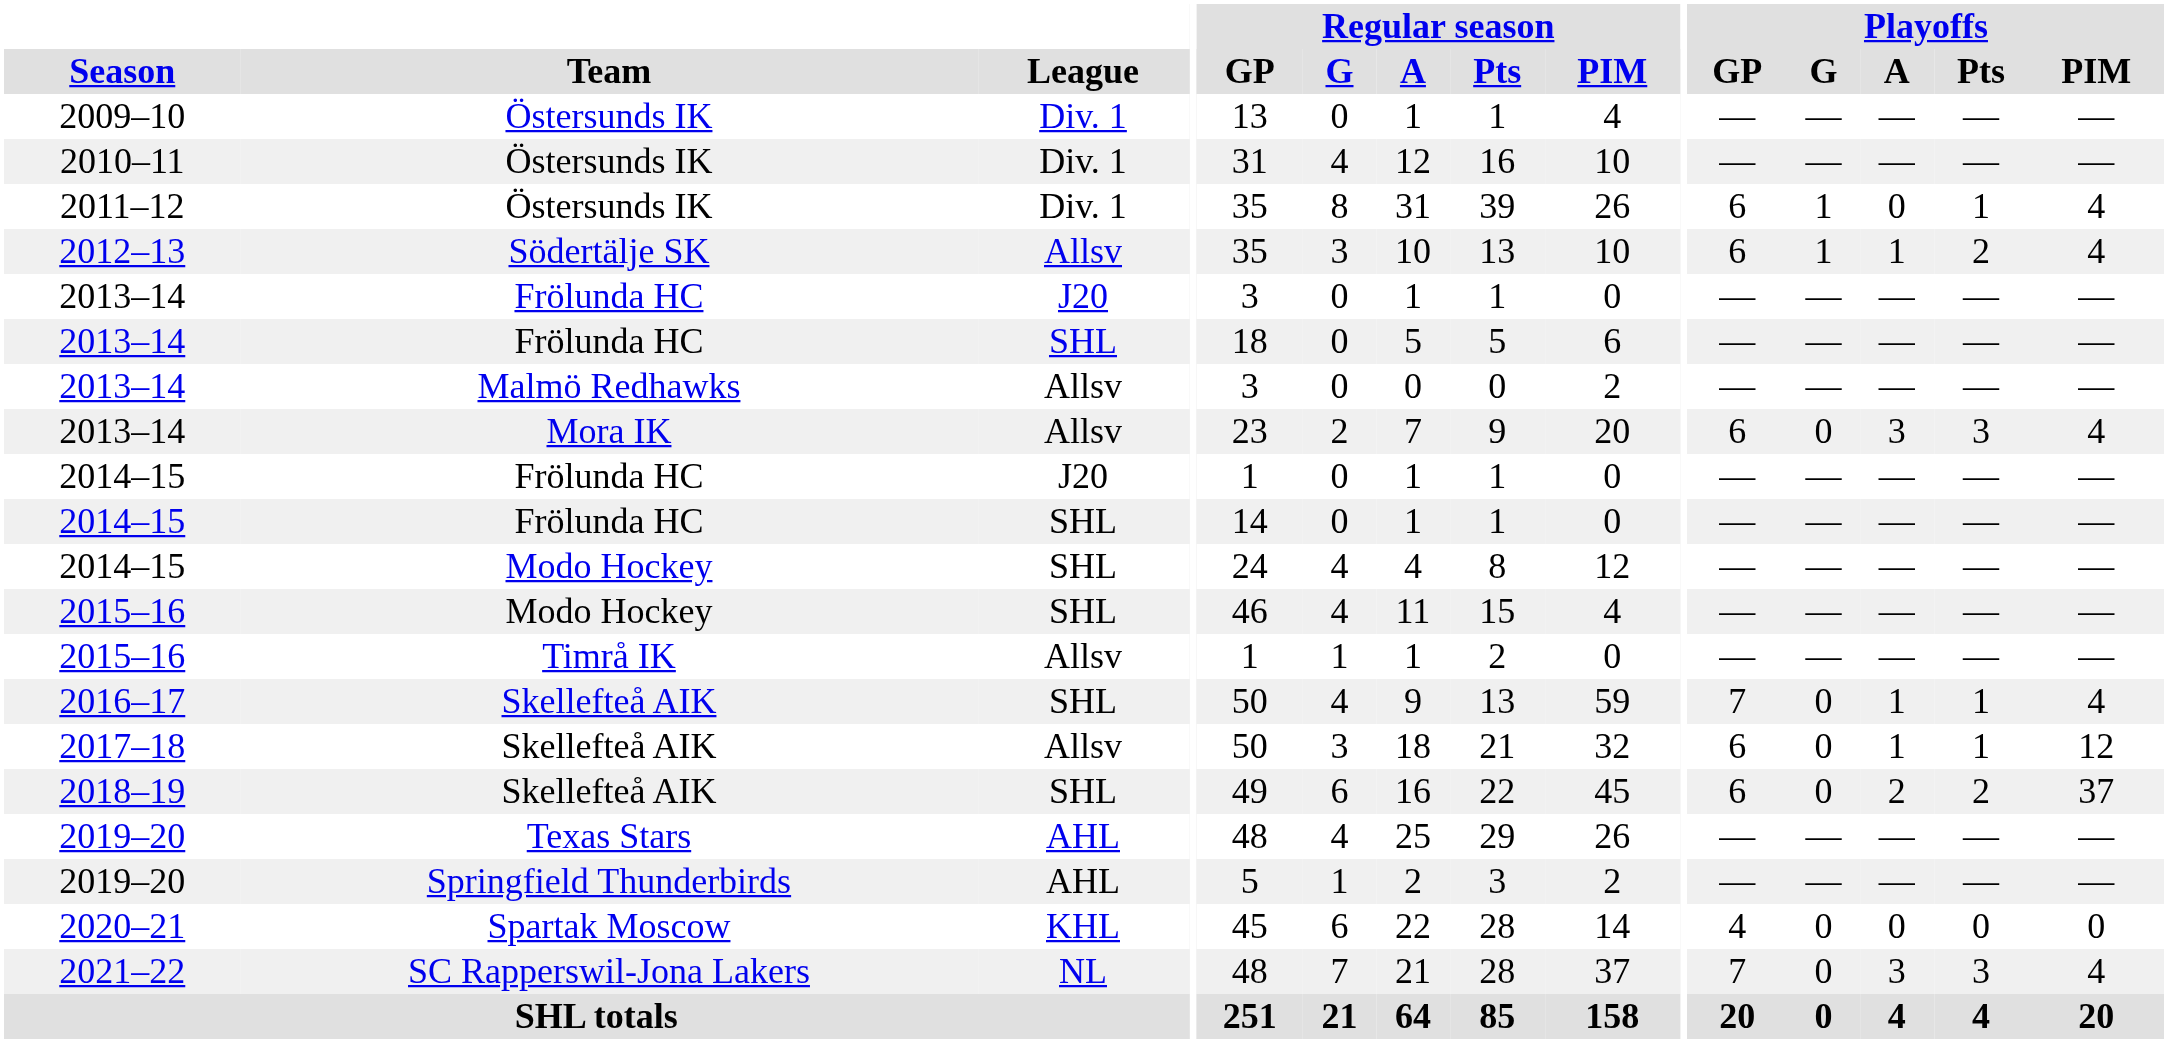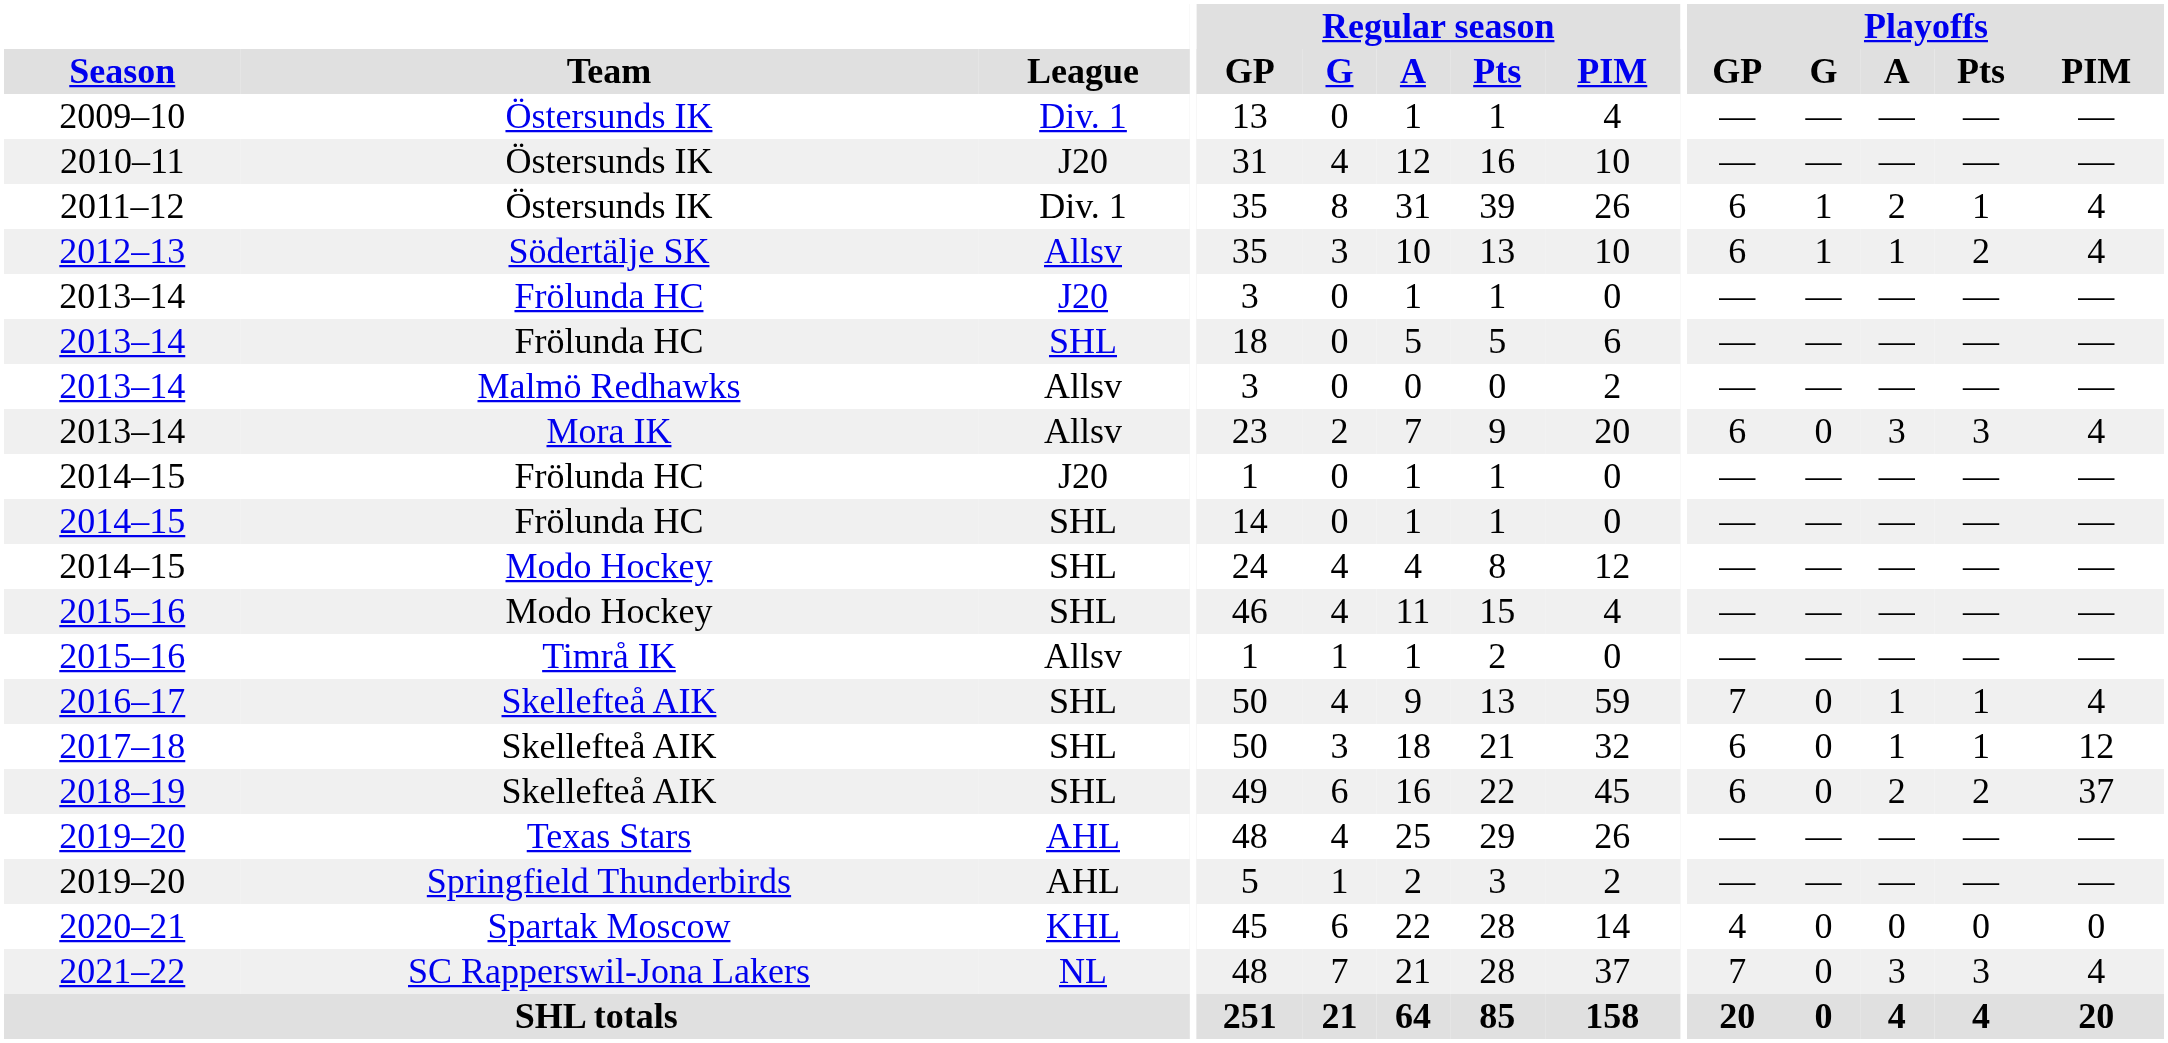(1083, 160) Div. 1 -> (1083, 160) J20
(1897, 205) 0 -> (1897, 205) 2
(1083, 745) Allsv -> (1083, 745) SHL
